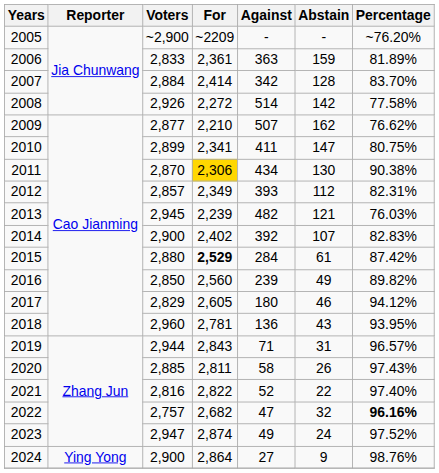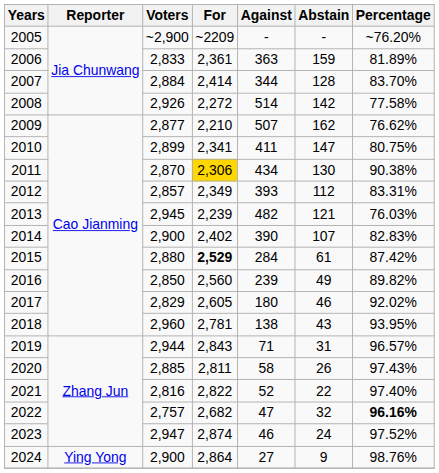(266, 81) 342 -> (266, 81) 344
(393, 192) 82.31% -> (393, 192) 83.31%
(266, 236) 392 -> (266, 236) 390
(393, 302) 94.12% -> (393, 302) 92.02%
(266, 324) 136 -> (266, 324) 138
(266, 434) 49 -> (266, 434) 46
